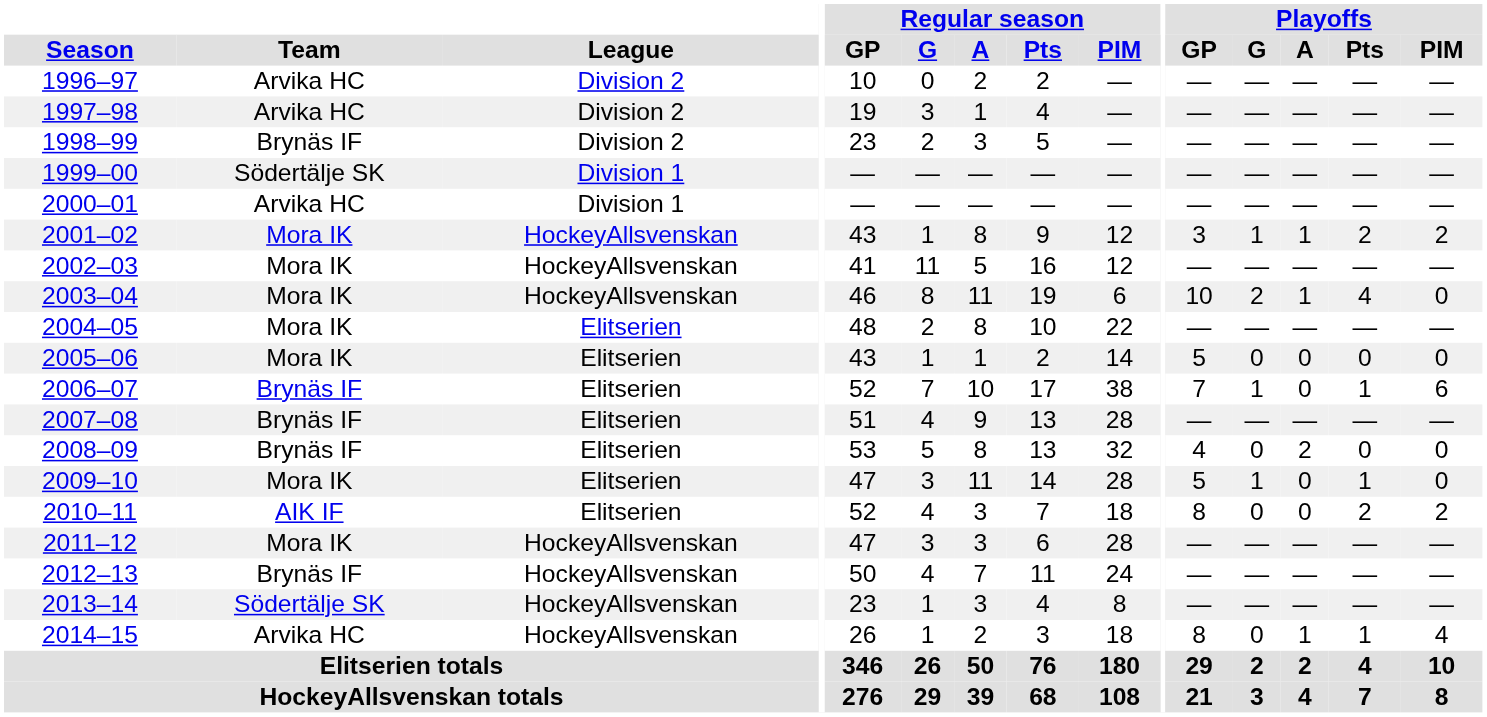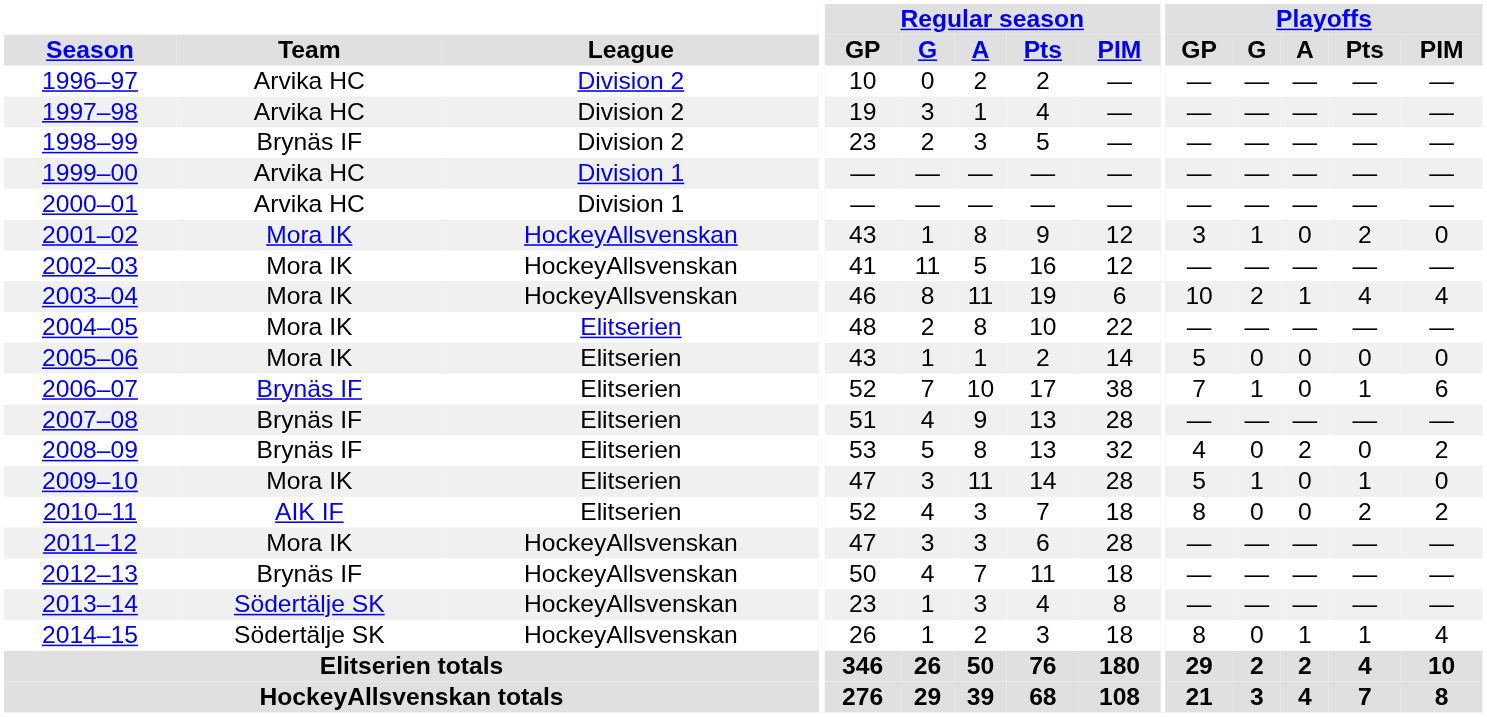(309, 173) Södertälje SK -> (309, 173) Arvika HC
(1305, 234) 1 -> (1305, 234) 0
(1442, 234) 2 -> (1442, 234) 0
(1442, 296) 0 -> (1442, 296) 4
(1442, 450) 0 -> (1442, 450) 2
(1120, 573) 24 -> (1120, 573) 18
(309, 635) Arvika HC -> (309, 635) Södertälje SK
